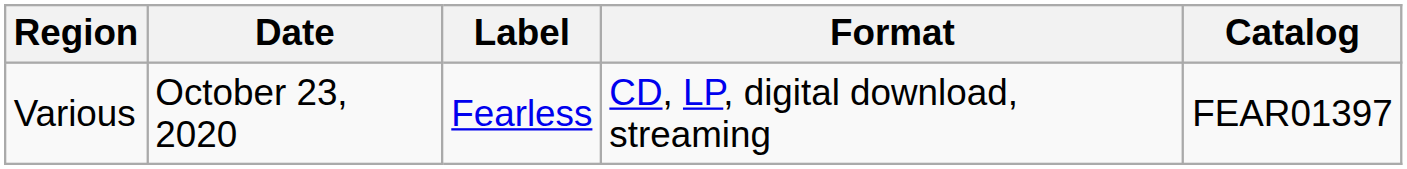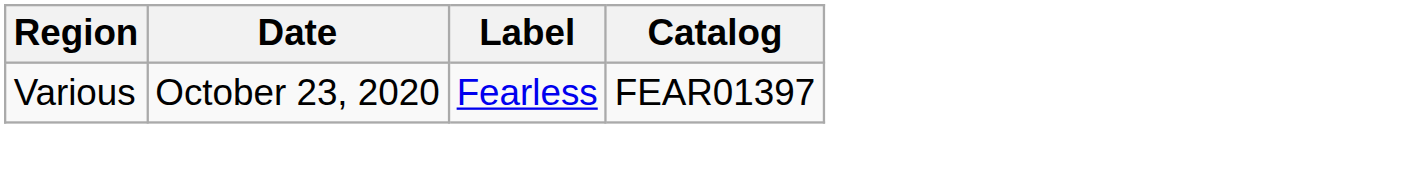- column: (892, 33)
